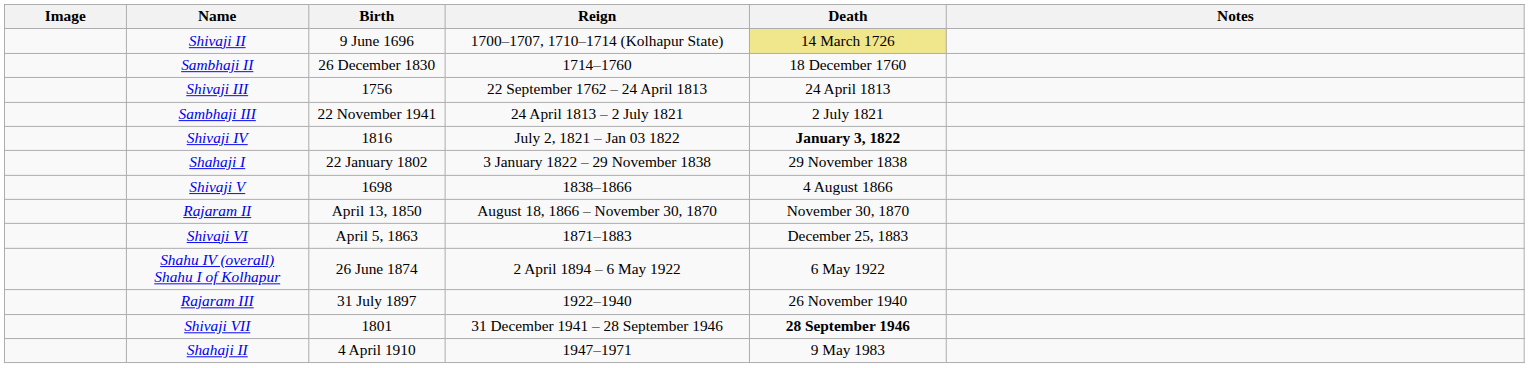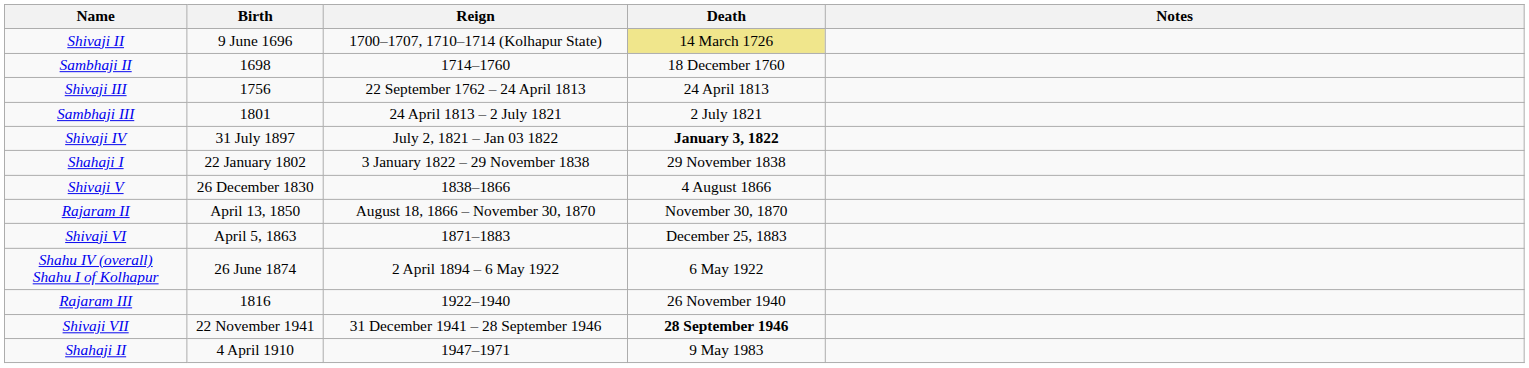- column: (65, 16)
(377, 65) 26 December 1830 -> (255, 65) 1698
(377, 114) 22 November 1941 -> (255, 114) 1801
(377, 138) 1816 -> (255, 138) 31 July 1897
(377, 187) 1698 -> (255, 187) 26 December 1830
(377, 301) 31 July 1897 -> (255, 301) 1816
(377, 326) 1801 -> (255, 326) 22 November 1941
